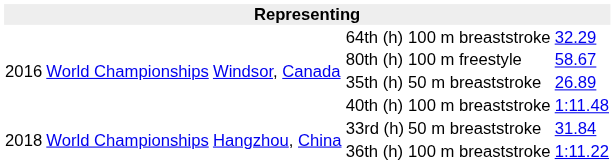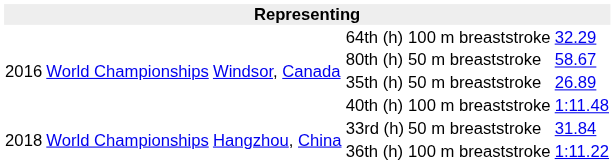(465, 60) 100 m freestyle -> (475, 60) 50 m breaststroke
